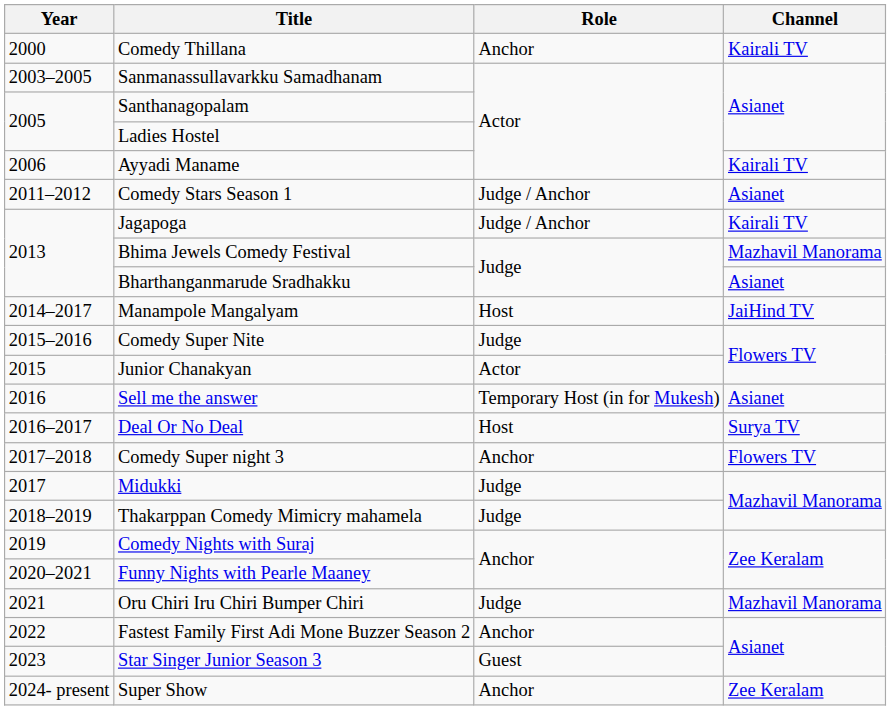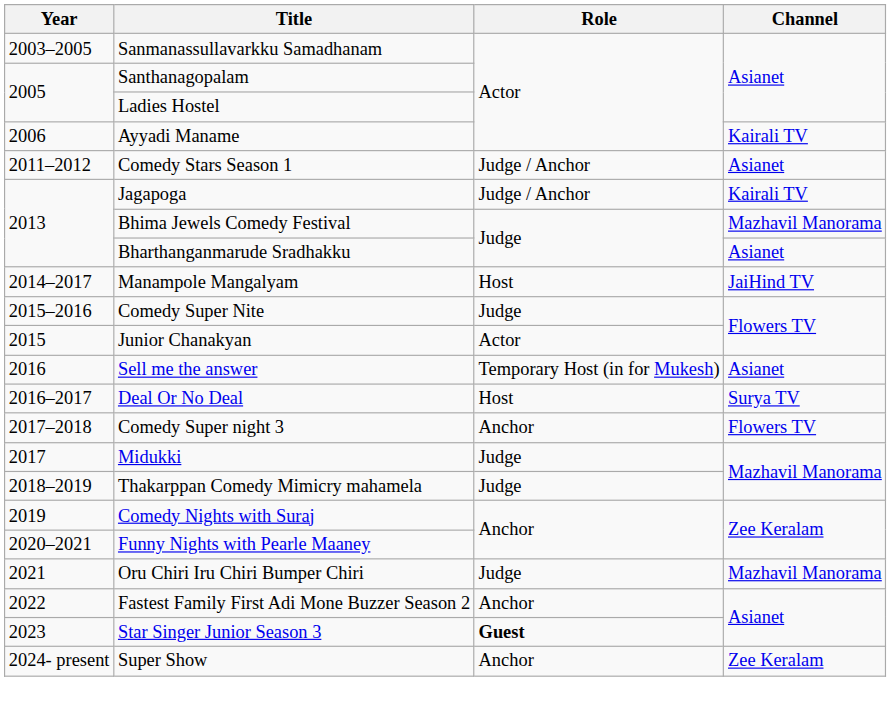- row: (182, 48)
(500, 661) normal -> (502, 631) bold
